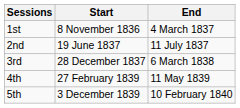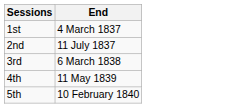- column: (101, 12)
